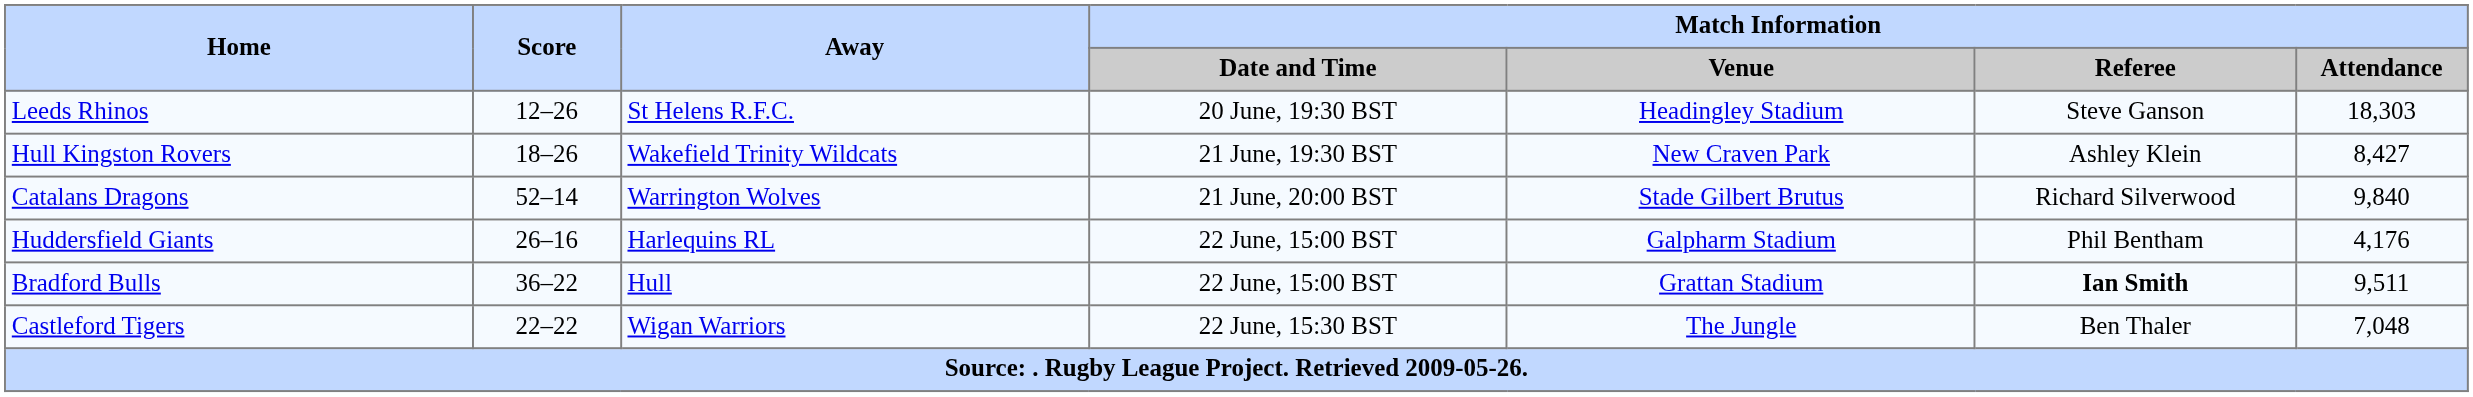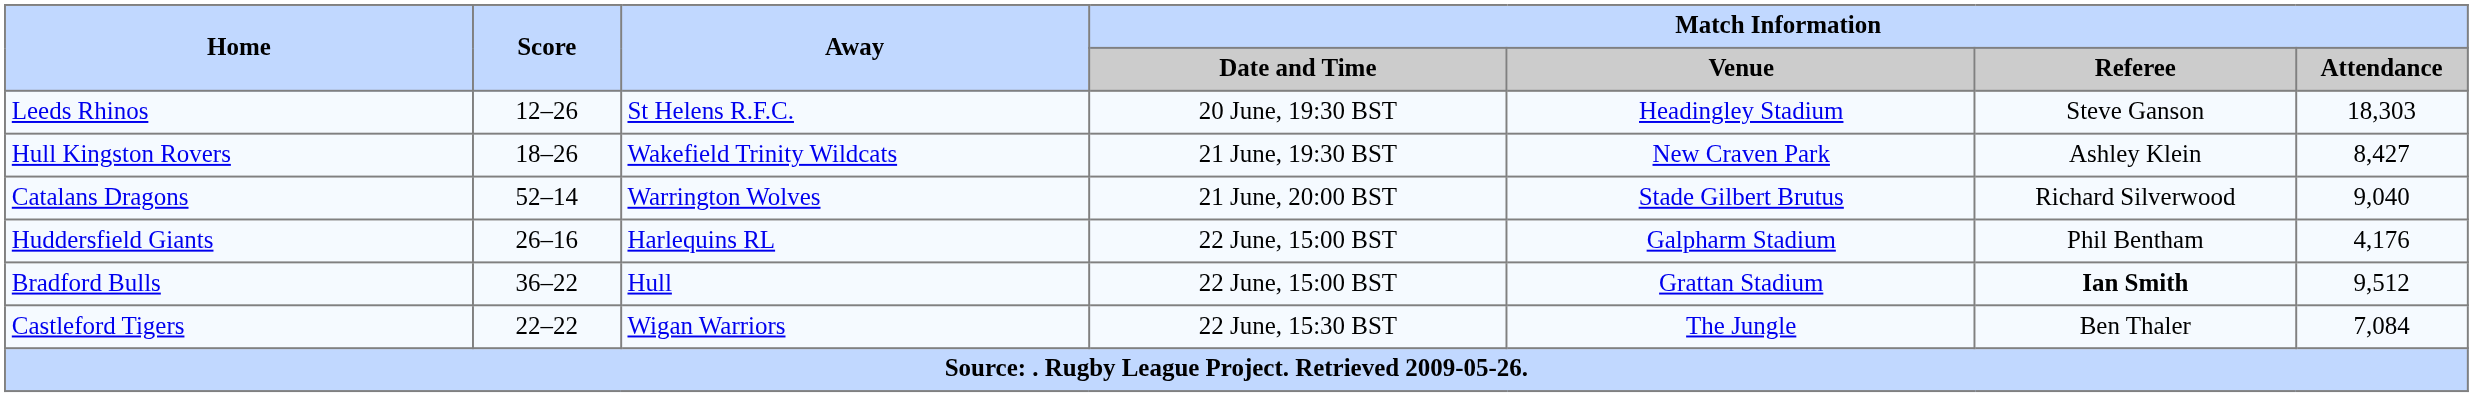(2382, 197) 9,840 -> (2382, 197) 9,040
(2382, 283) 9,511 -> (2382, 283) 9,512
(2382, 326) 7,048 -> (2382, 326) 7,084
